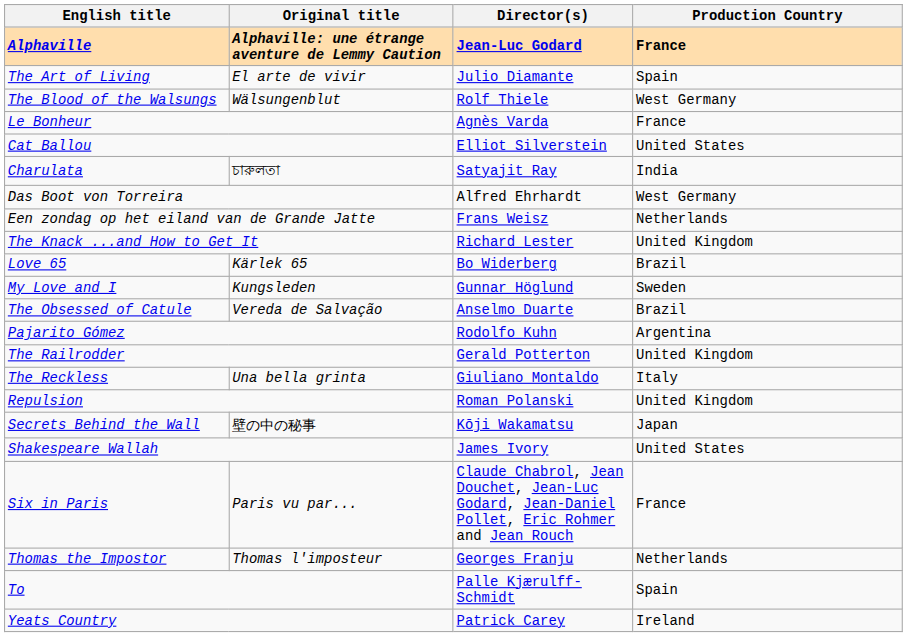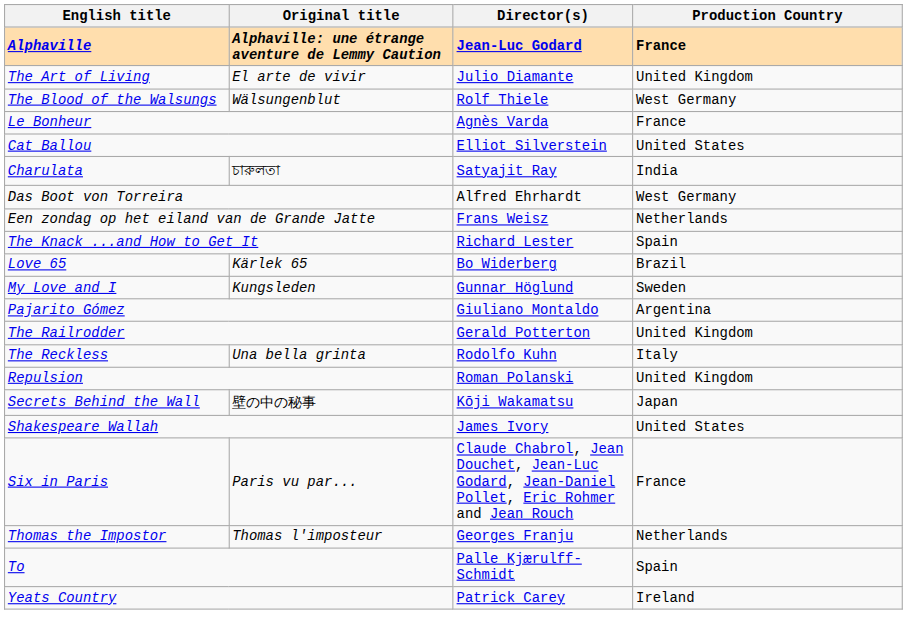(657, 77) Spain -> (695, 77) United Kingdom
(695, 242) United Kingdom -> (657, 242) Spain
- row: (100, 310)
(507, 333) Rodolfo Kuhn -> (528, 310) Giuliano Montaldo
(528, 378) Giuliano Montaldo -> (507, 356) Rodolfo Kuhn
